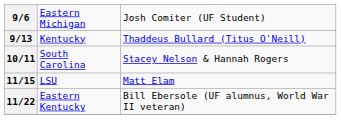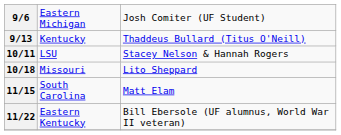(63, 59) South Carolina -> (48, 54) LSU
+ row: (21, 69)
(48, 80) LSU -> (63, 90) South Carolina
